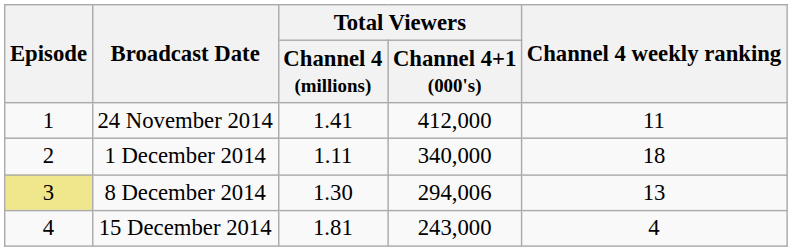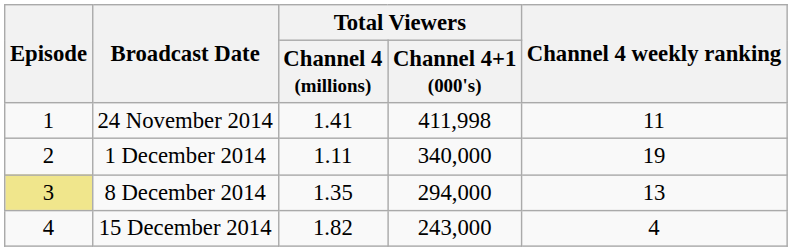(455, 120) 412,000 -> (455, 120) 411,998
(654, 156) 18 -> (654, 156) 19
(333, 192) 1.30 -> (333, 192) 1.35
(455, 192) 294,006 -> (455, 192) 294,000
(333, 228) 1.81 -> (333, 228) 1.82
